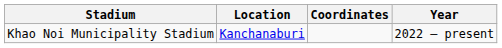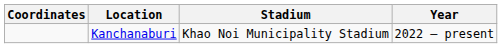columns swapped: (350, 14) <-> (111, 14)
